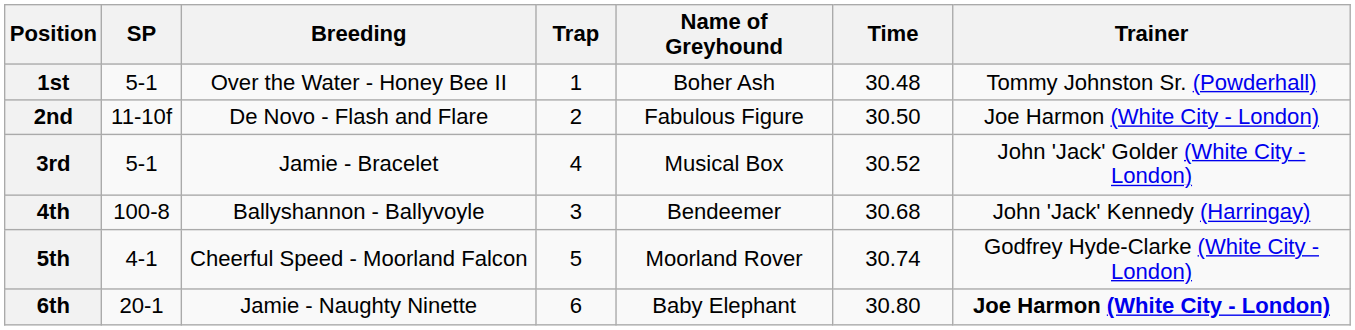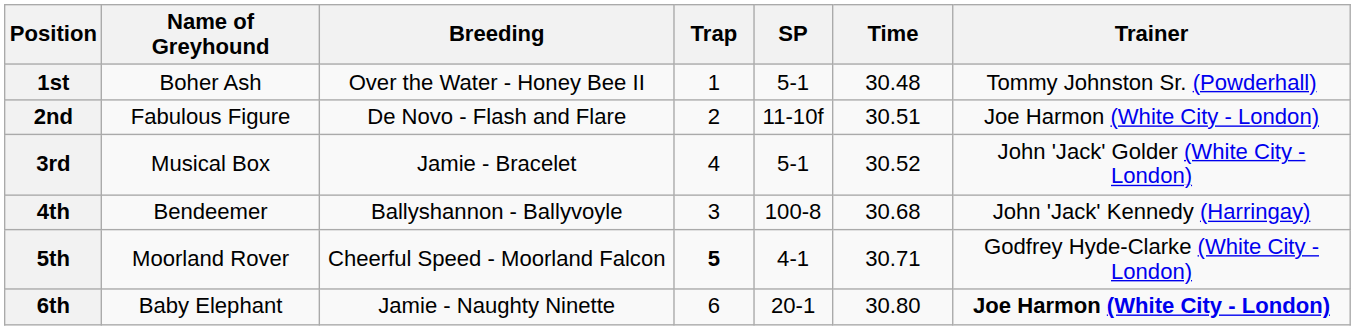columns swapped: (724, 34) <-> (142, 34)
(893, 116) 30.50 -> (893, 116) 30.51
(576, 259) normal -> (714, 259) bold
(893, 259) 30.74 -> (893, 259) 30.71
